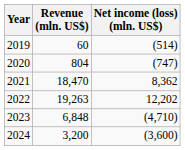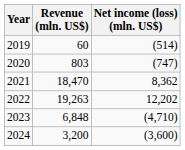(80, 63) 804 -> (80, 63) 803
